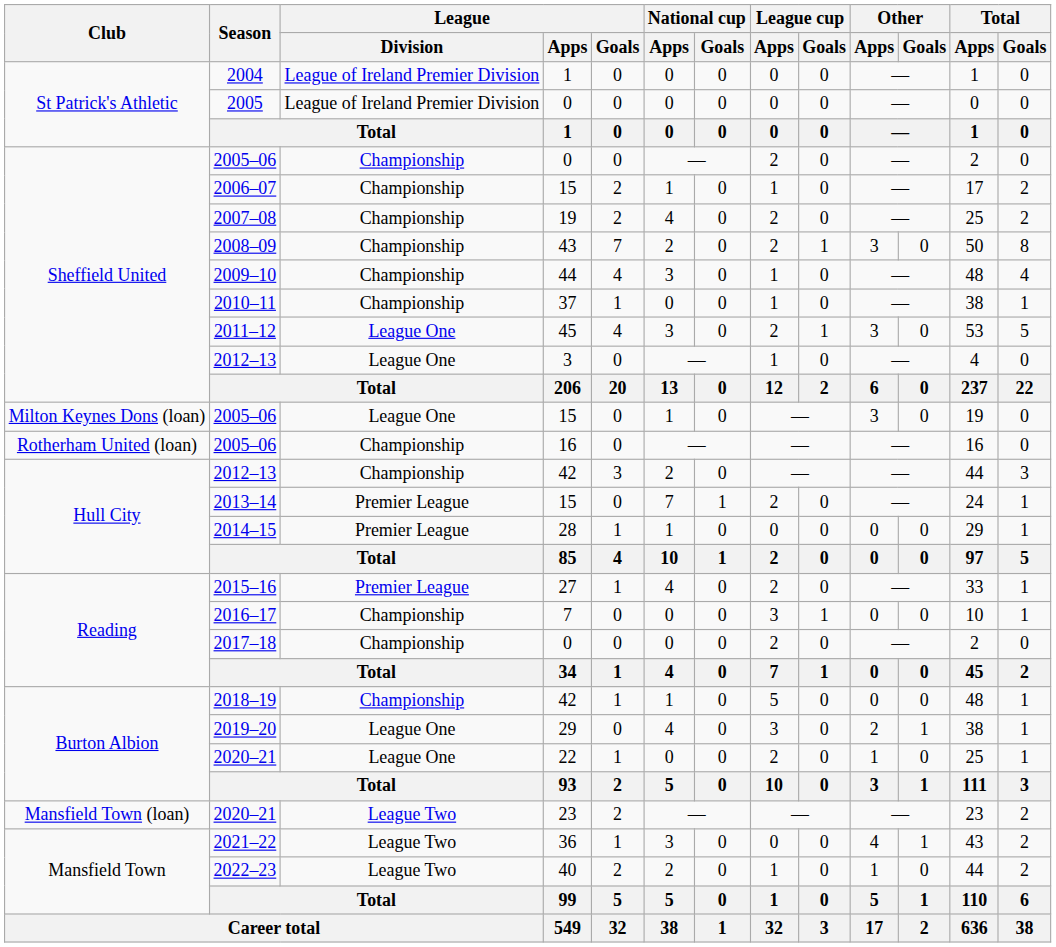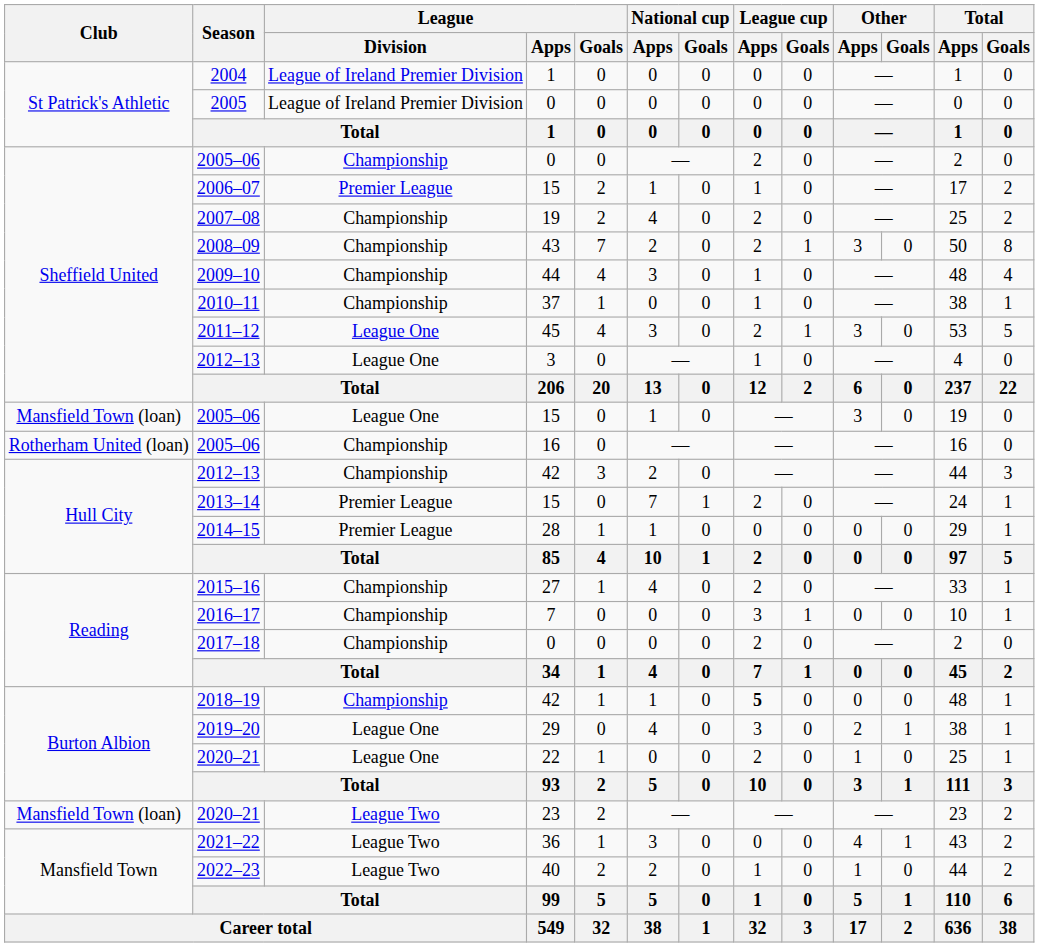(412, 189) Championship -> (395, 189) Premier League
(107, 416) Milton Keynes Dons (loan) -> (99, 416) Mansfield Town (loan)
(412, 587) Premier League -> (395, 587) Championship
(774, 700) normal -> (758, 700) bold
